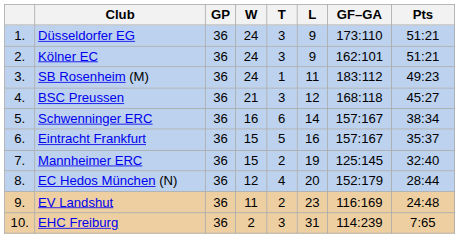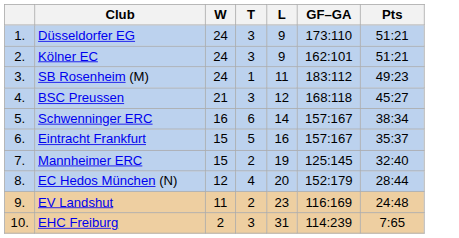- column: (220, 14)
